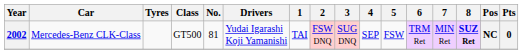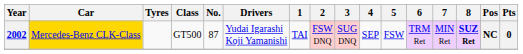(86, 35) no background -> (86, 35) gold background
(213, 35) 81 -> (213, 35) 87
